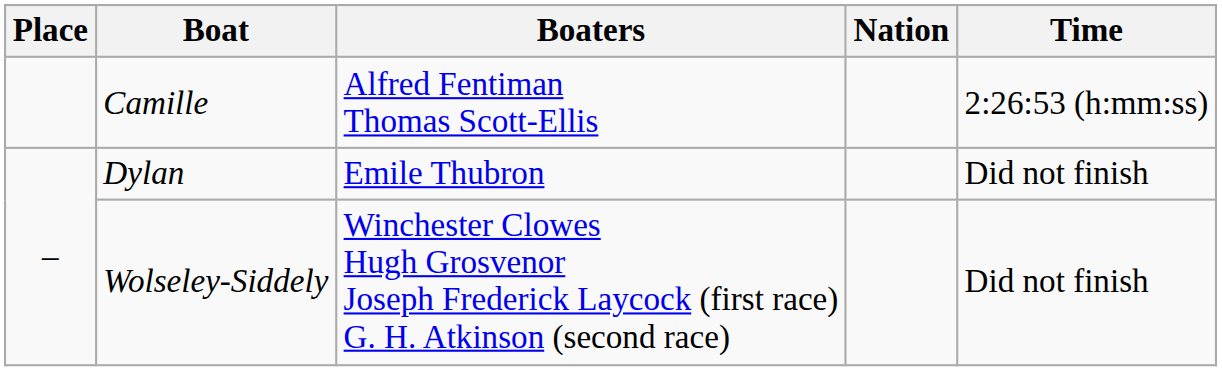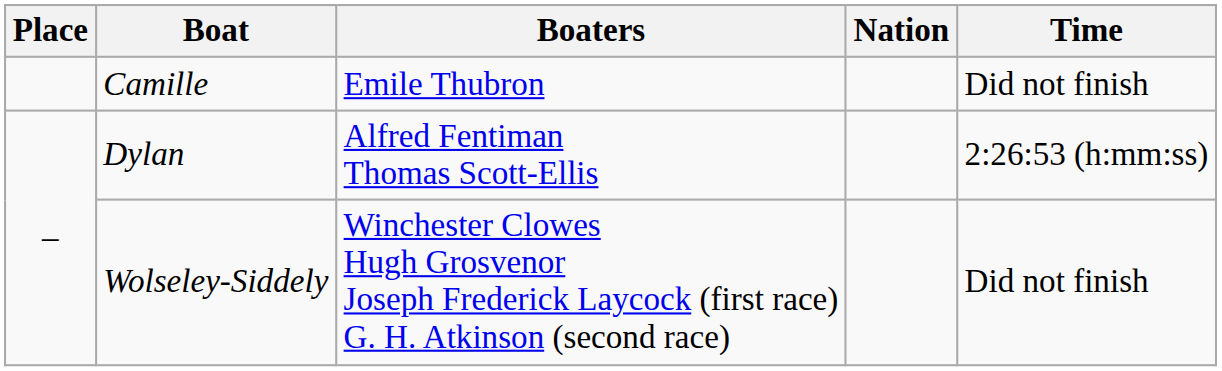(471, 101) Alfred Fentiman Thomas Scott-Ellis -> (444, 83) Emile Thubron
(1086, 101) 2:26:53 (h:mm:ss) -> (1057, 83) Did not finish
(444, 173) Emile Thubron -> (471, 154) Alfred Fentiman Thomas Scott-Ellis
(1057, 173) Did not finish -> (1086, 154) 2:26:53 (h:mm:ss)
